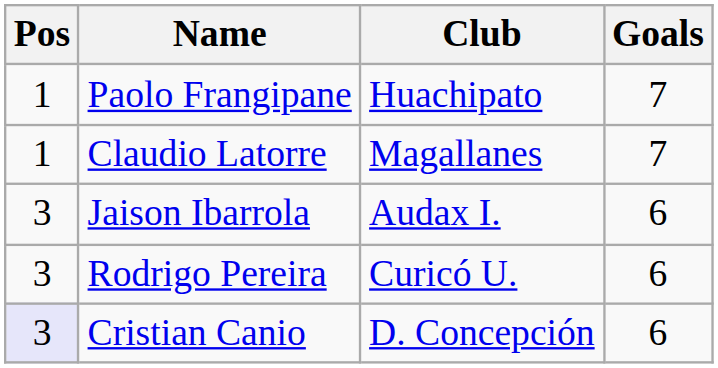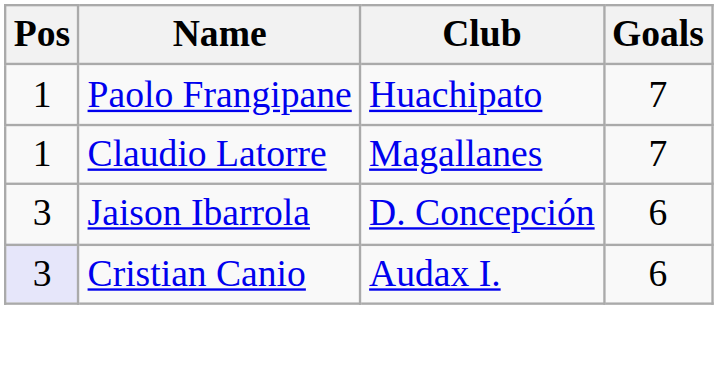(435, 213) Audax I. -> (482, 213) D. Concepción
- row: (207, 272)
(482, 332) D. Concepción -> (435, 272) Audax I.
